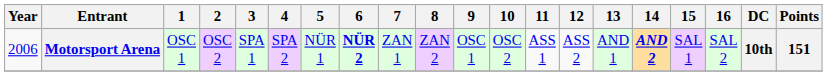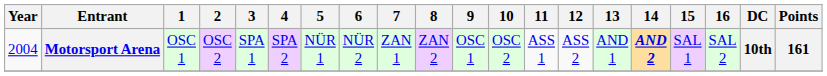(23, 49) 2006 -> (23, 49) 2004
(359, 49) bold -> (358, 49) normal
(799, 49) 151 -> (798, 49) 161
